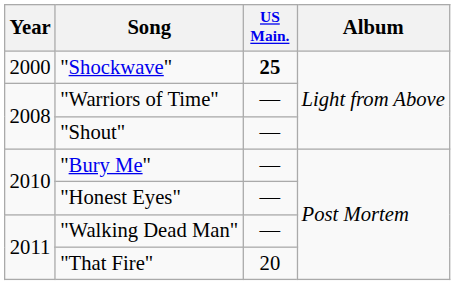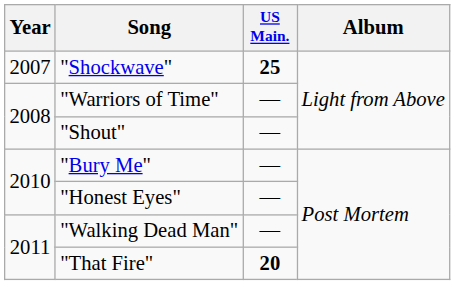(30, 67) 2000 -> (30, 67) 2007
(270, 263) normal -> (270, 263) bold
